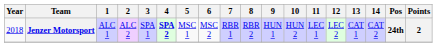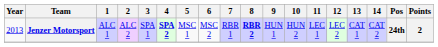(15, 29) 2018 -> (15, 29) 2013
(251, 29) normal -> (252, 29) bold
